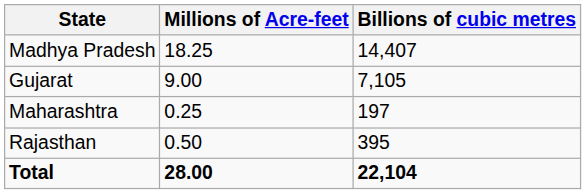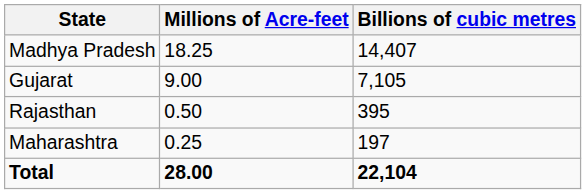rows swapped: (53, 142) <-> (63, 111)
